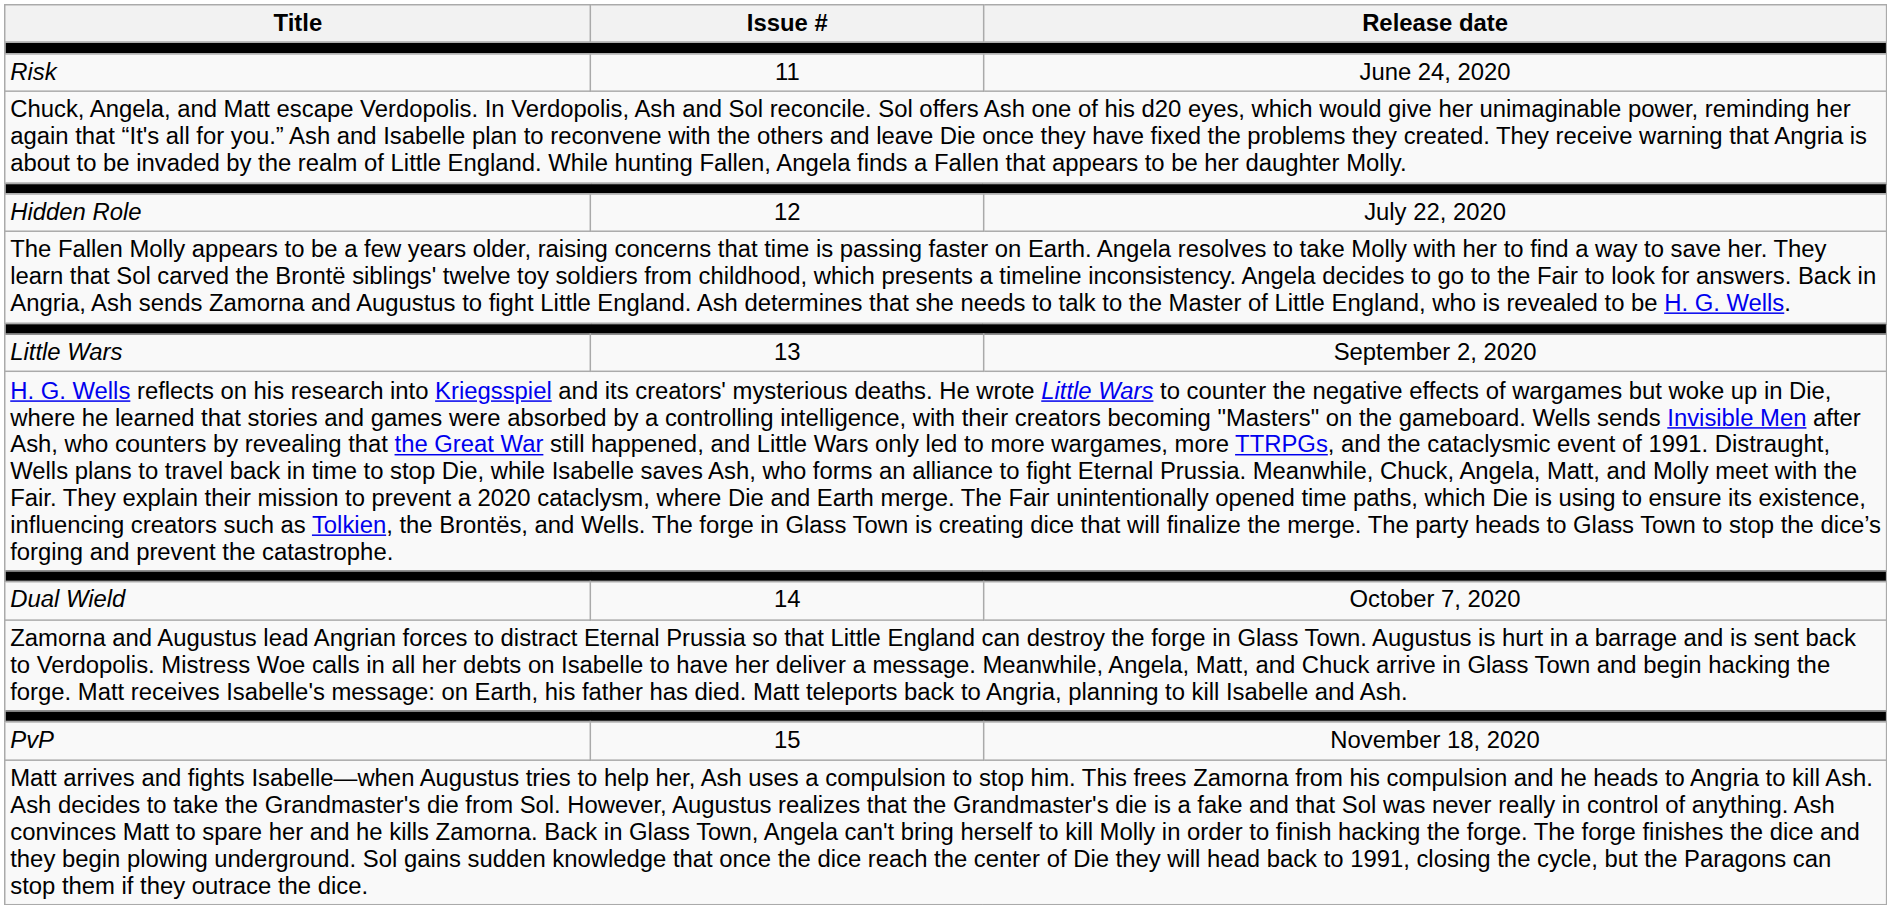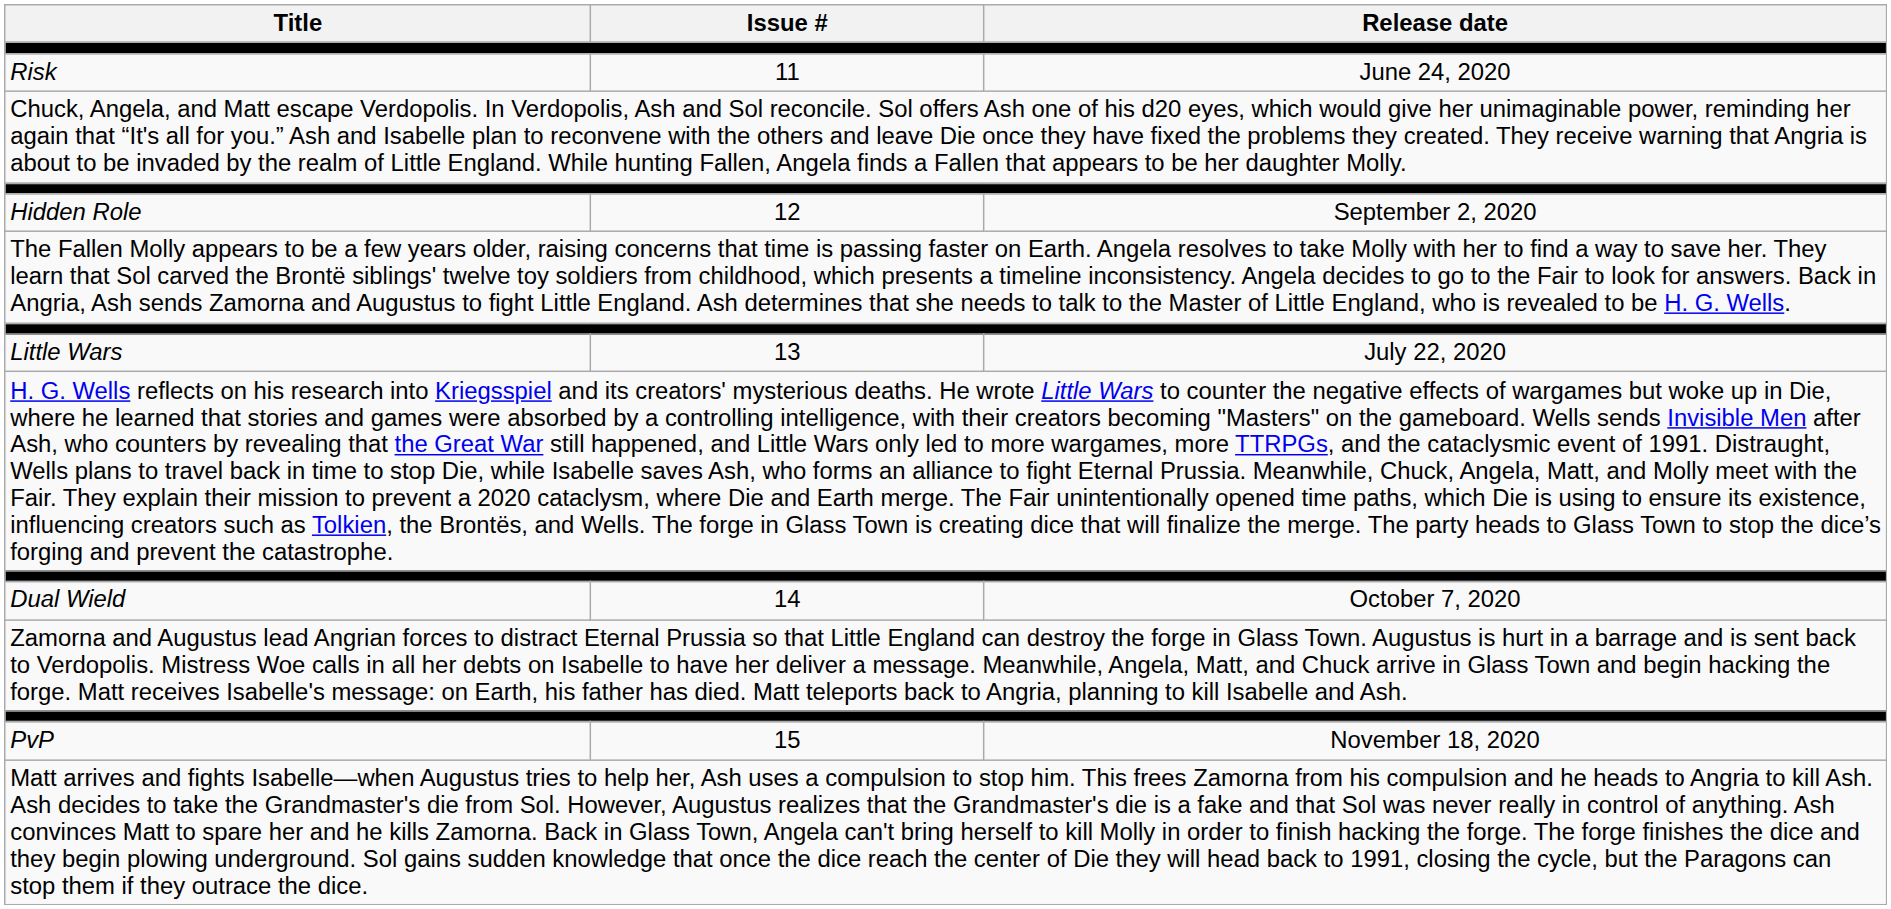(1435, 212) July 22, 2020 -> (1435, 212) September 2, 2020
(1435, 352) September 2, 2020 -> (1435, 352) July 22, 2020
